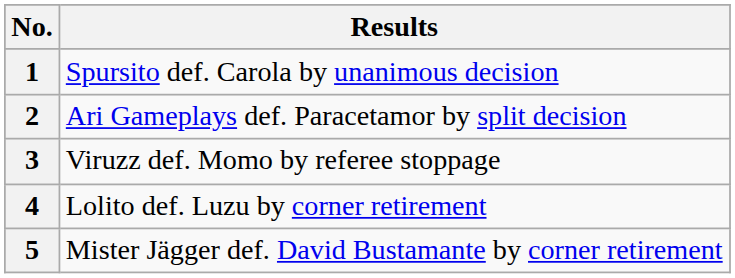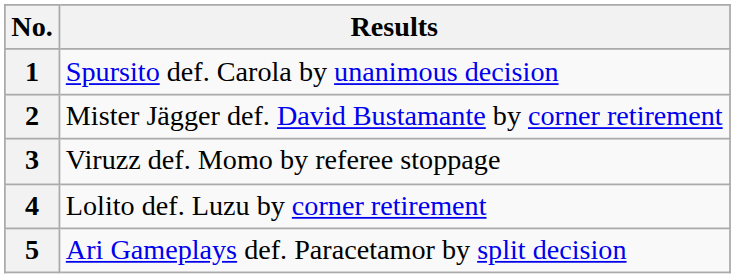(346, 116) Ari Gameplays def. Paracetamor by split decision -> (394, 116) Mister Jägger def. David Bustamante by corner retirement
(394, 250) Mister Jägger def. David Bustamante by corner retirement -> (346, 250) Ari Gameplays def. Paracetamor by split decision
